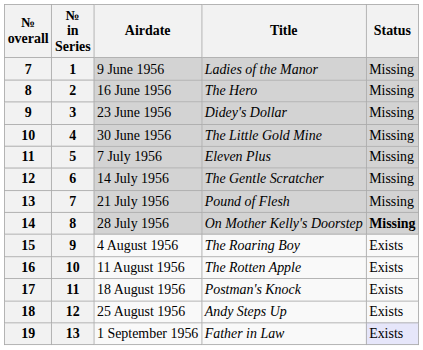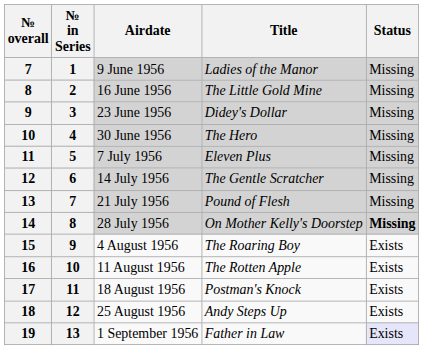(231, 91) The Hero -> (263, 91) The Little Gold Mine
(263, 135) The Little Gold Mine -> (231, 135) The Hero
